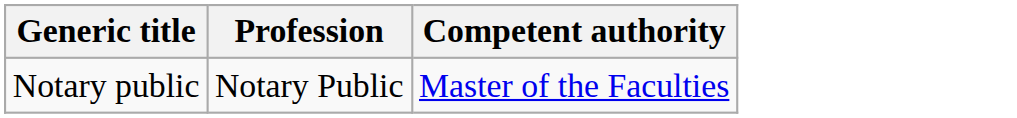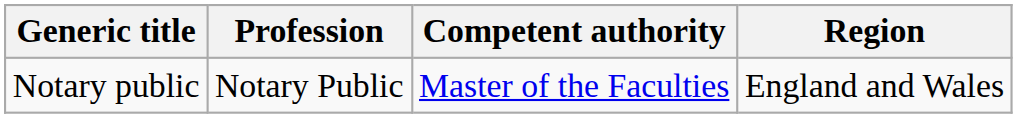+ column: (874, 31)
